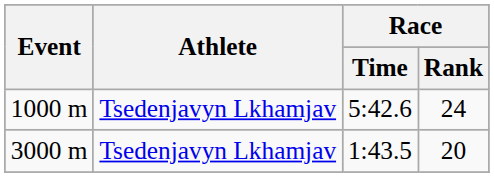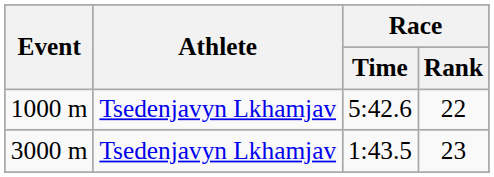(453, 109) 24 -> (453, 109) 22
(453, 151) 20 -> (453, 151) 23
